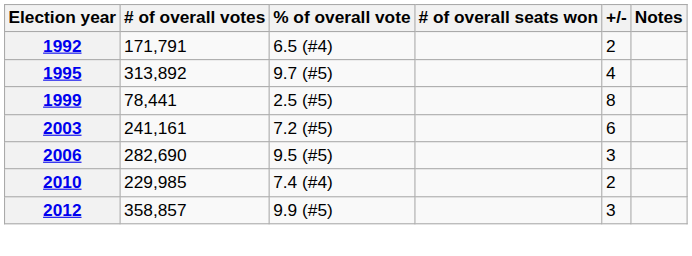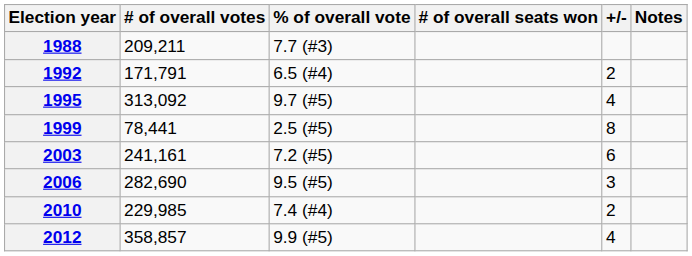+ row: (62, 45)
(155, 73) 313,892 -> (155, 100) 313,092
(611, 210) 3 -> (611, 237) 4
